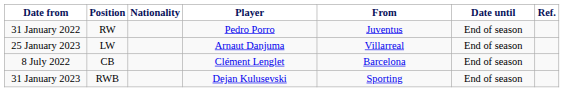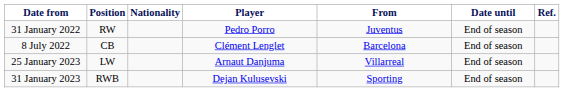rows swapped: (46, 62) <-> (46, 45)
